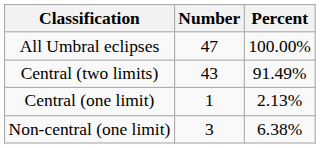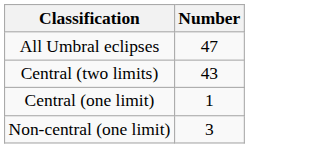- column: (280, 18)
